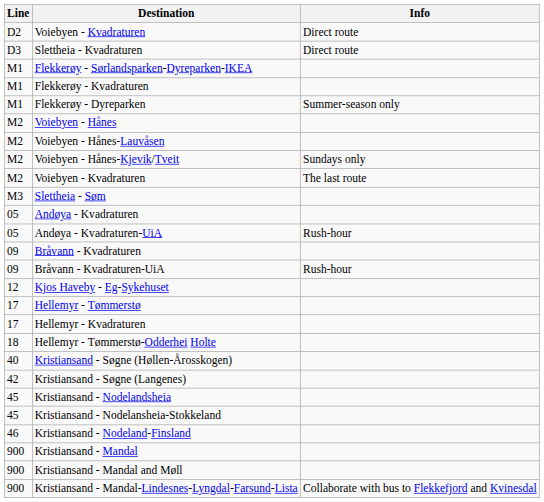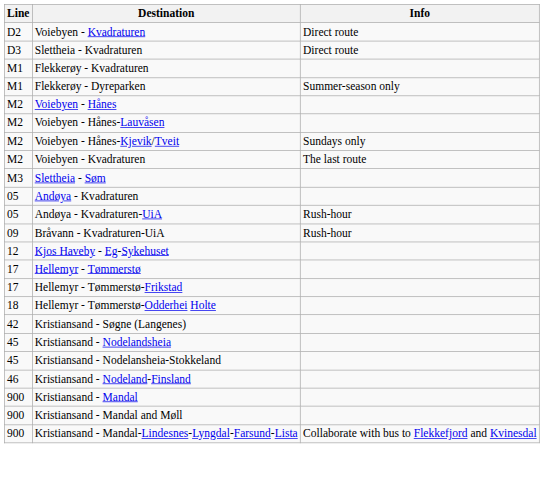- row: (15, 68)
- row: (13, 251)
+ row: (13, 287)
- row: (13, 324)
- row: (13, 360)
